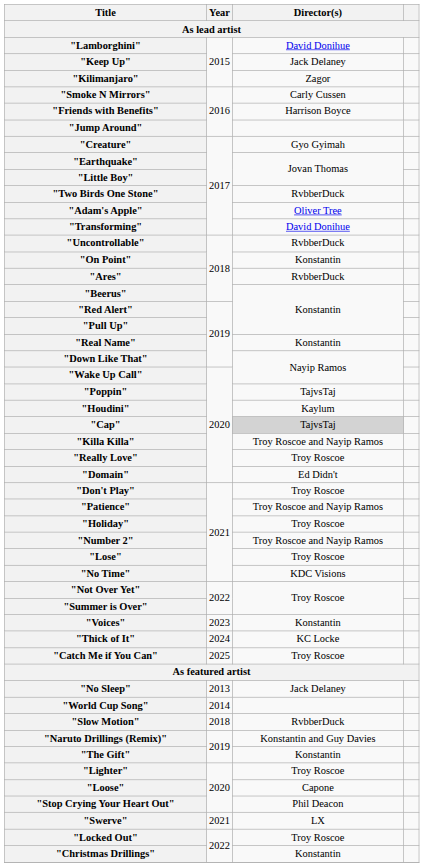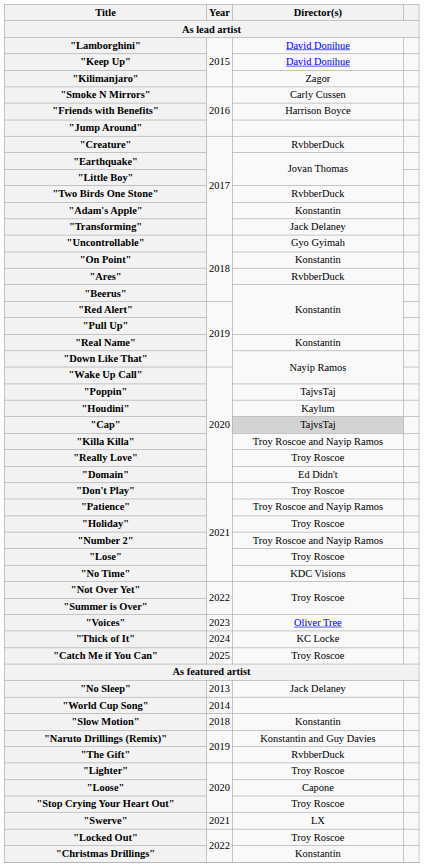(318, 62) Jack Delaney -> (318, 62) David Donihue
(318, 144) Gyo Gyimah -> (318, 144) RvbberDuck
(318, 210) Oliver Tree -> (318, 210) Konstantin
(318, 227) David Donihue -> (318, 227) Jack Delaney
(318, 243) RvbberDuck -> (318, 243) Gyo Gyimah
(318, 623) Konstantin -> (318, 623) Oliver Tree
(318, 721) RvbberDuck -> (318, 721) Konstantin
(318, 754) Konstantin -> (318, 754) RvbberDuck
(318, 804) Phil Deacon -> (318, 804) Troy Roscoe
